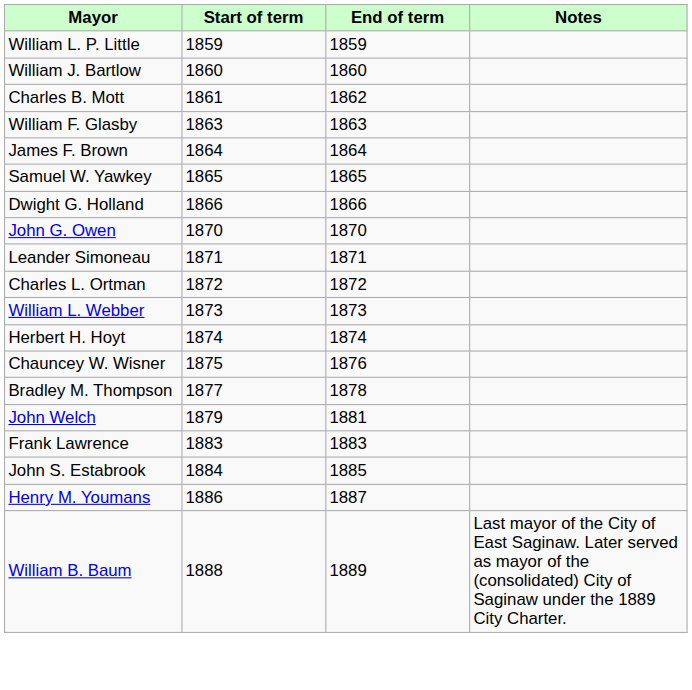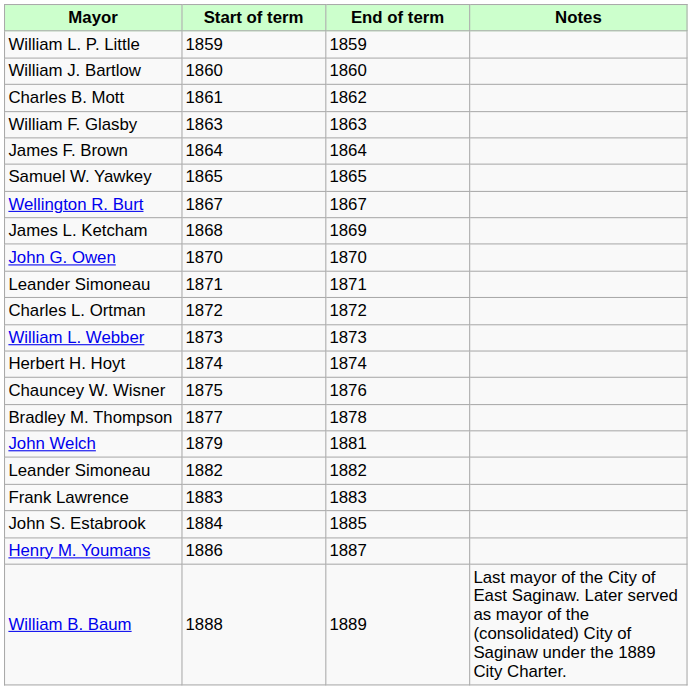- row: (76, 204)
+ row: (76, 204)
+ row: (78, 230)
+ row: (79, 470)
